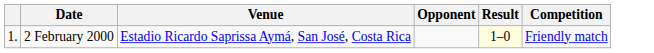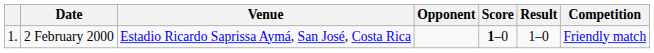+ column: (498, 15)
(500, 36) lightyellow background -> (539, 36) no background
